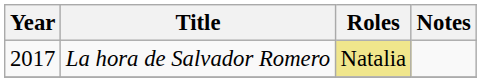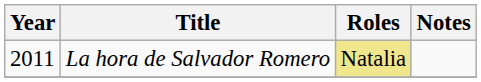(33, 58) 2017 -> (32, 58) 2011
